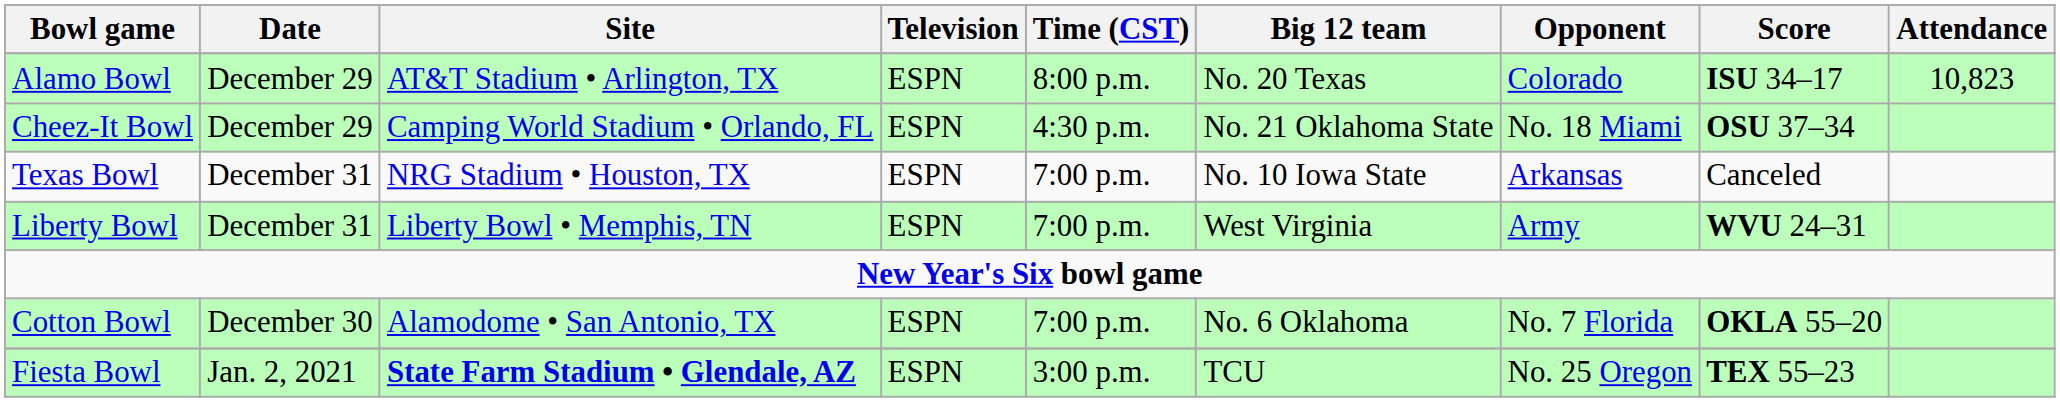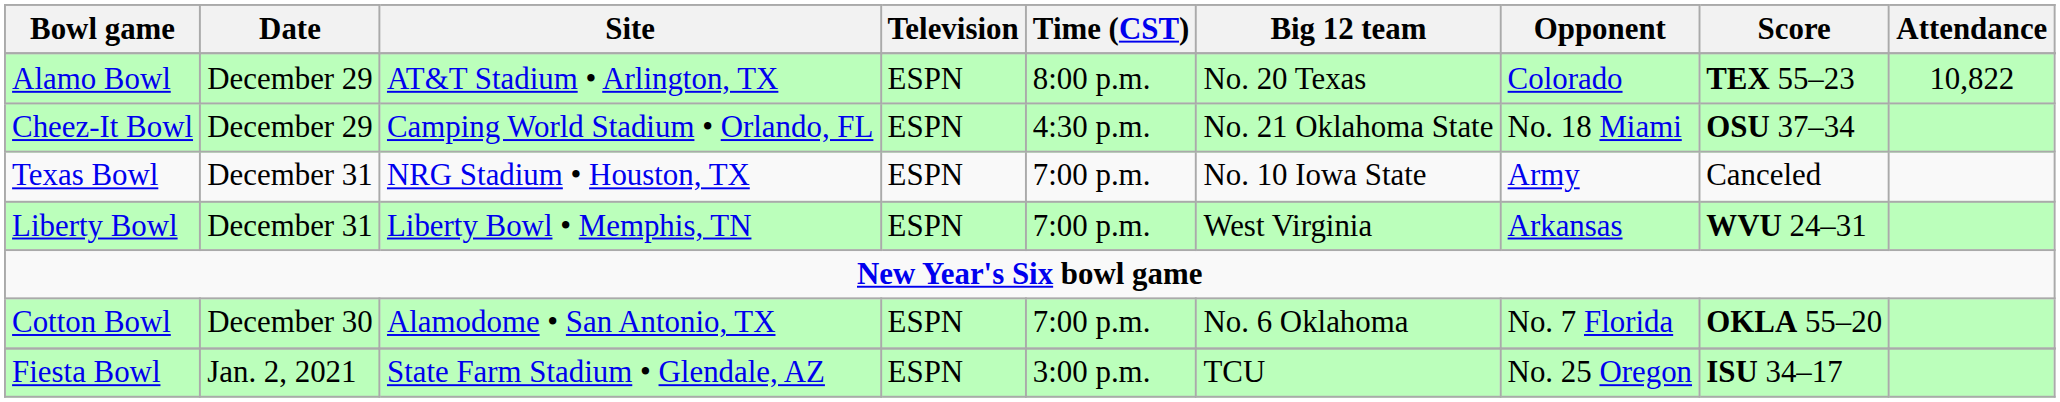(1774, 77) ISU 34–17 -> (1780, 77) TEX 55–23
(1972, 77) 10,823 -> (1972, 77) 10,822
(1565, 175) Arkansas -> (1544, 175) Army
(1544, 224) Army -> (1565, 224) Arkansas
(621, 371) bold -> (606, 371) normal
(1780, 371) TEX 55–23 -> (1774, 371) ISU 34–17
